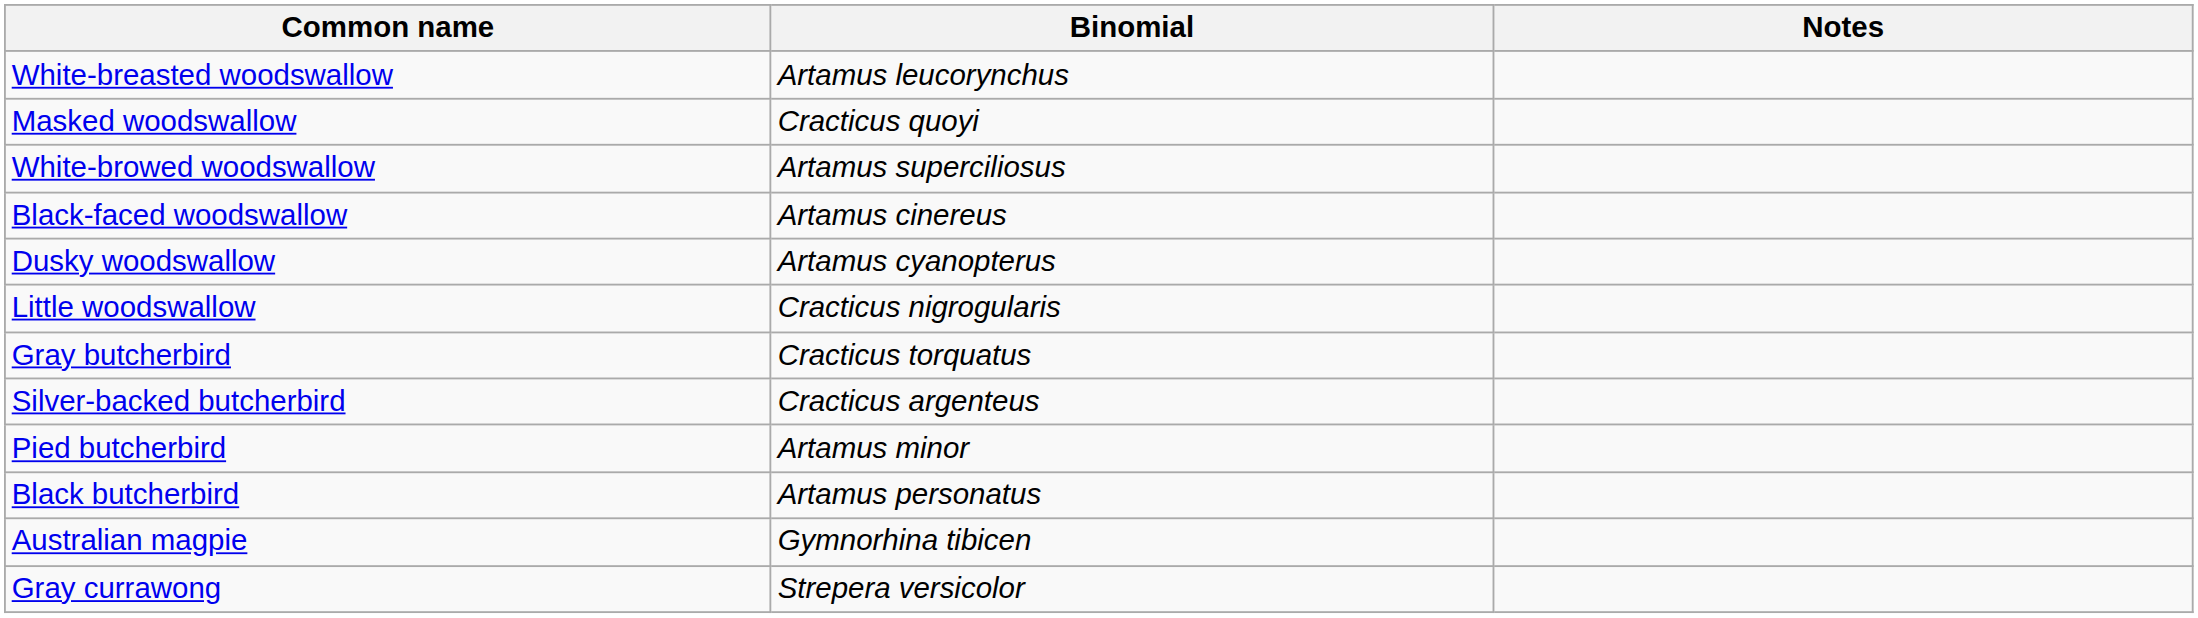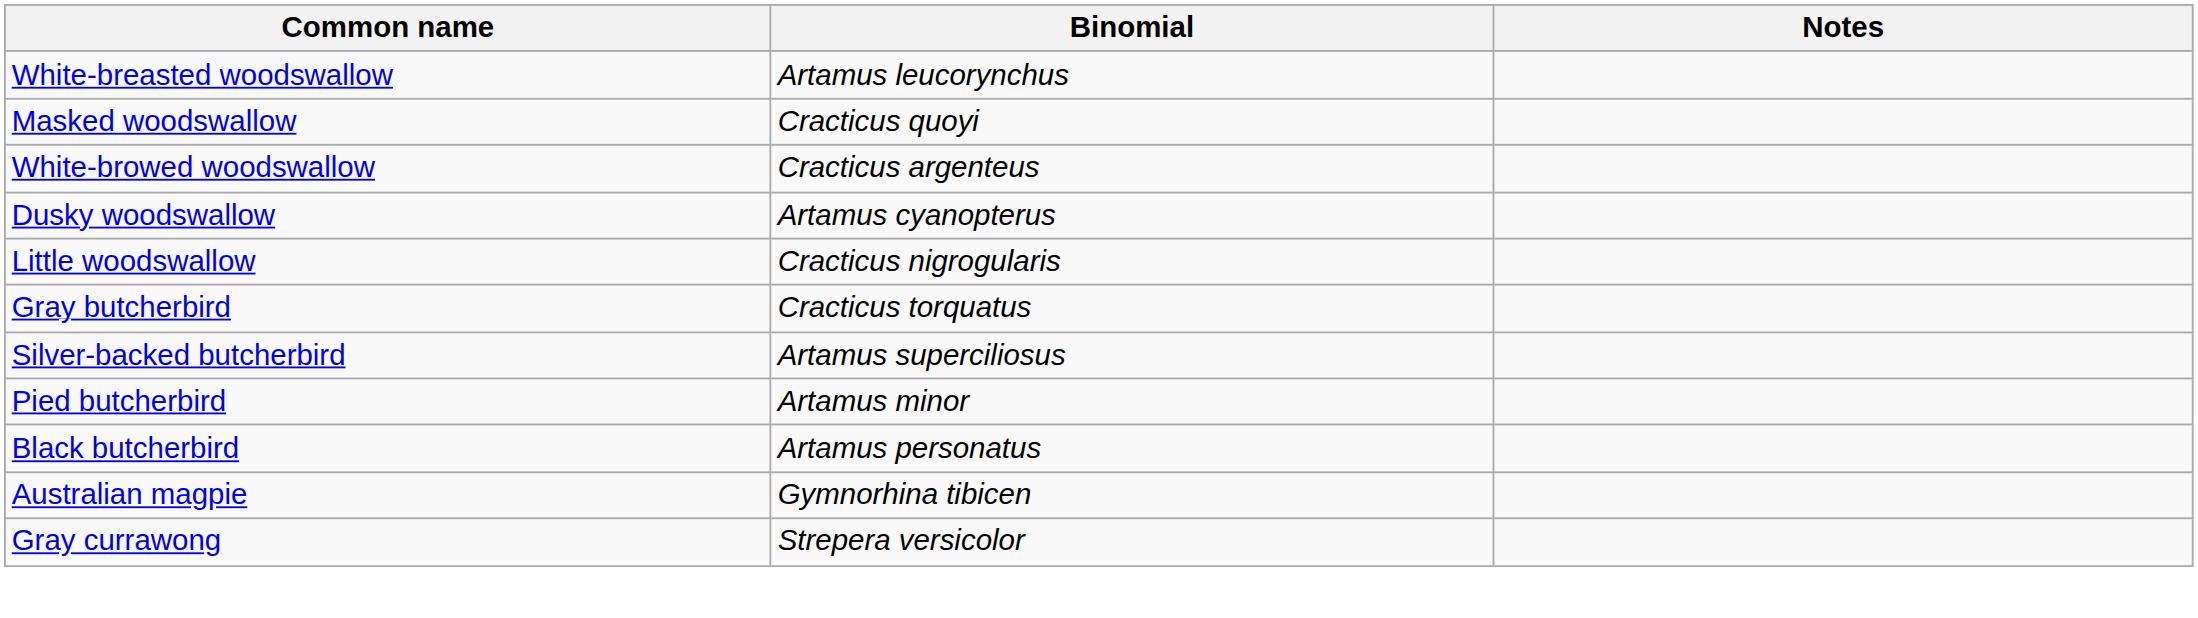(922, 167) Artamus superciliosus -> (909, 167) Cracticus argenteus
- row: (179, 214)
(909, 401) Cracticus argenteus -> (922, 354) Artamus superciliosus
